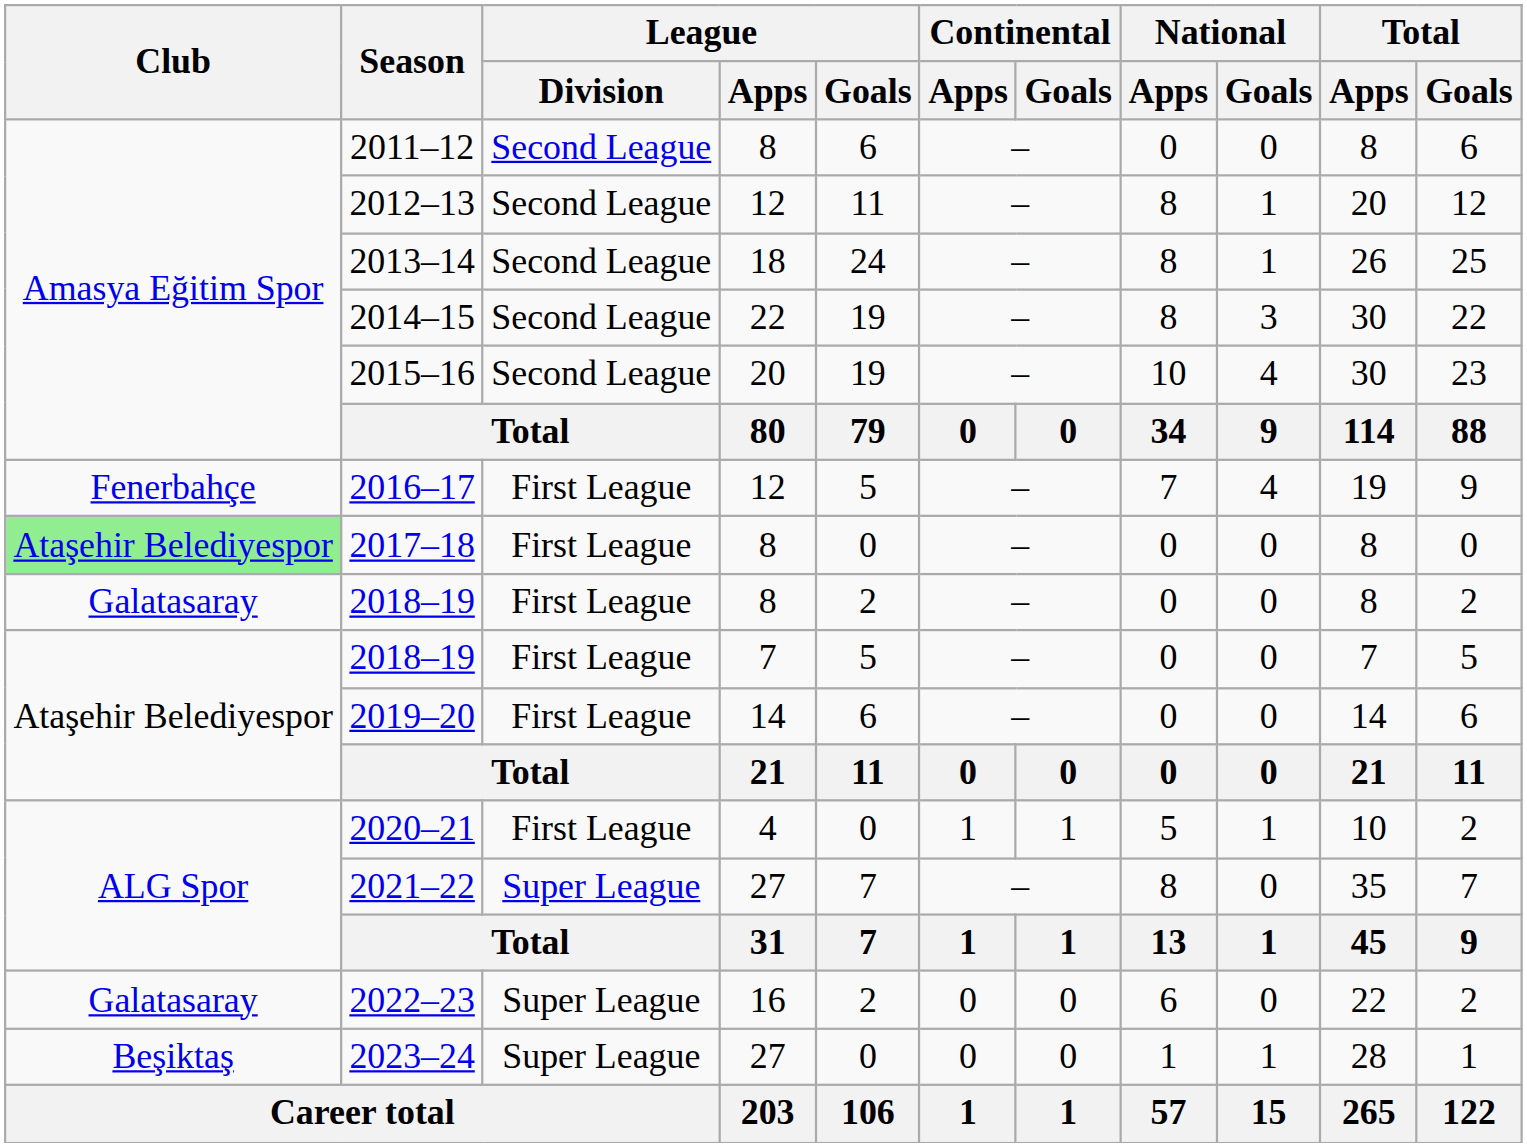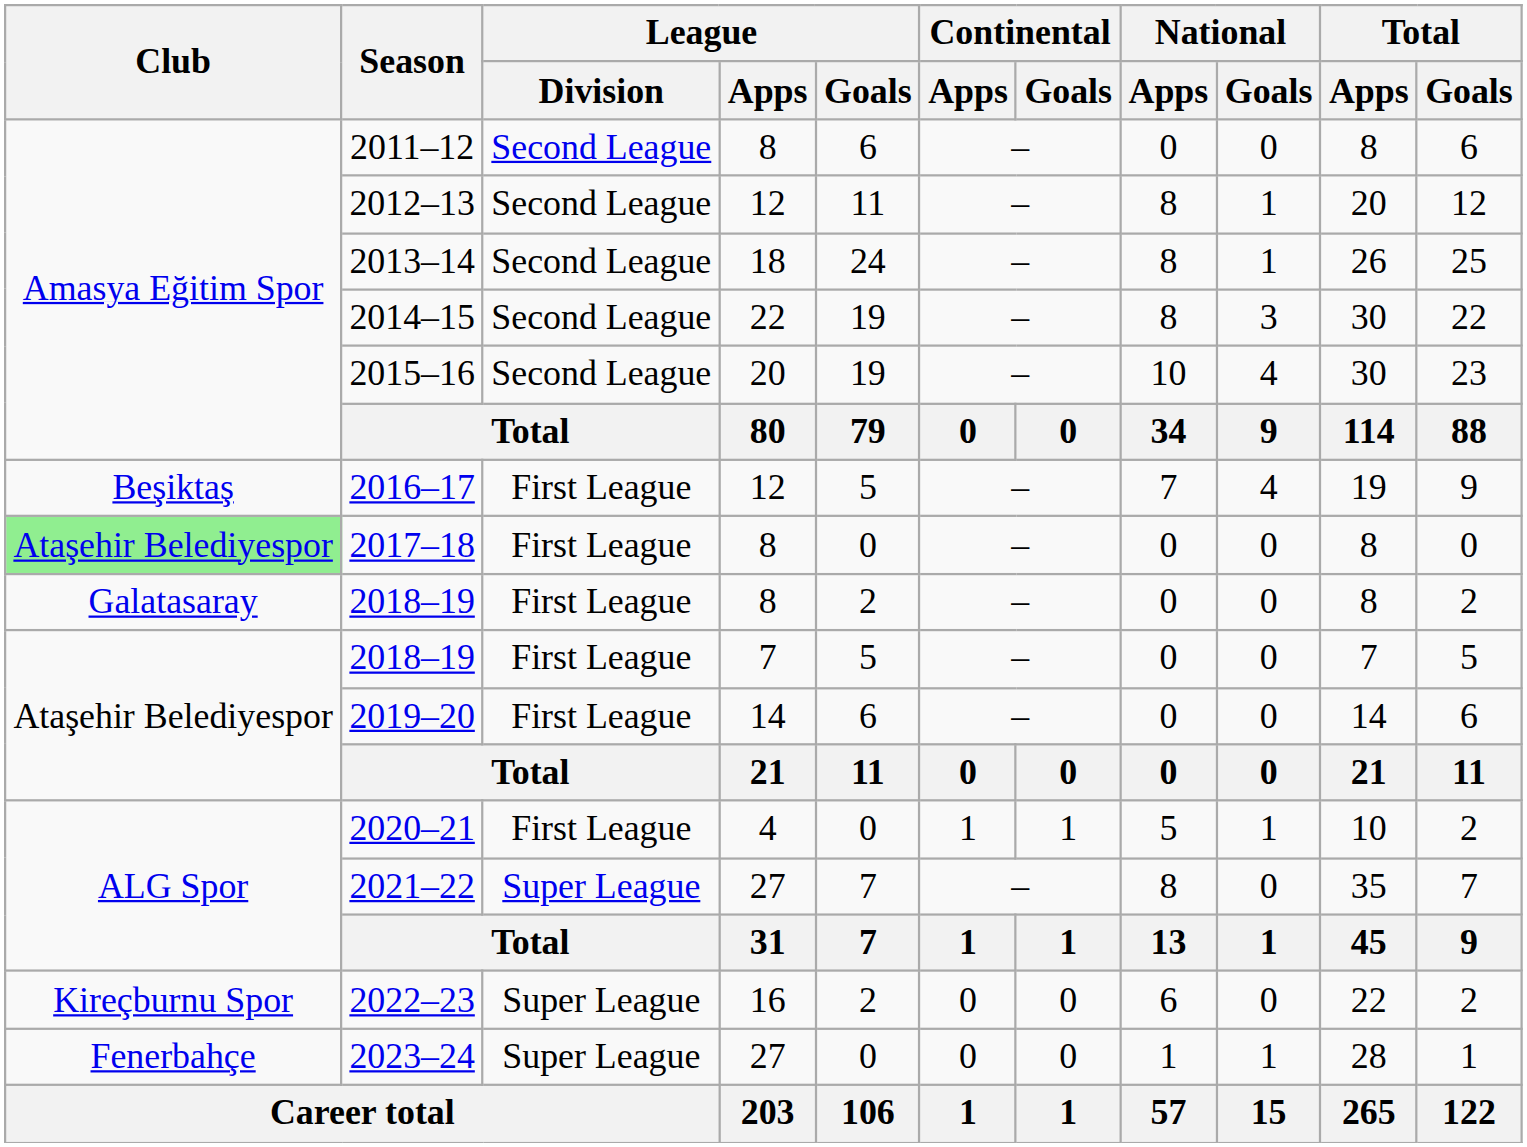(173, 487) Fenerbahçe -> (173, 487) Beşiktaş
(173, 999) Galatasaray -> (173, 999) Kireçburnu Spor
(173, 1056) Beşiktaş -> (173, 1056) Fenerbahçe
